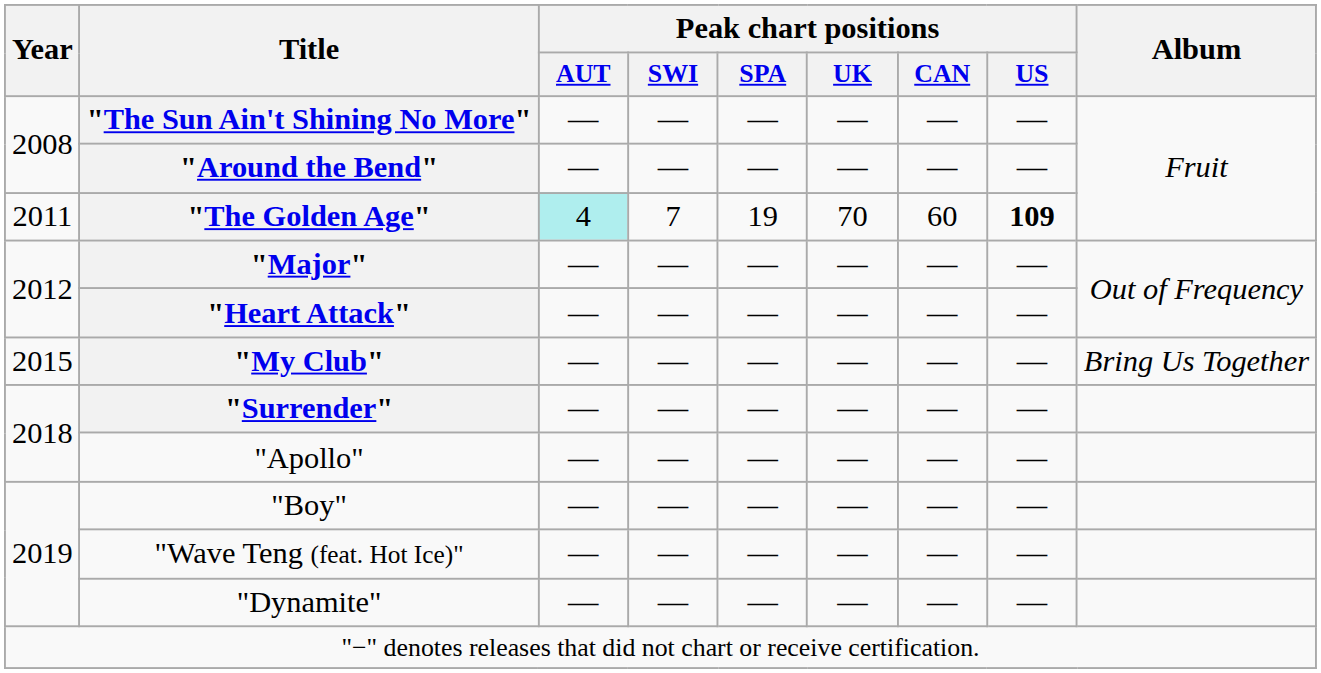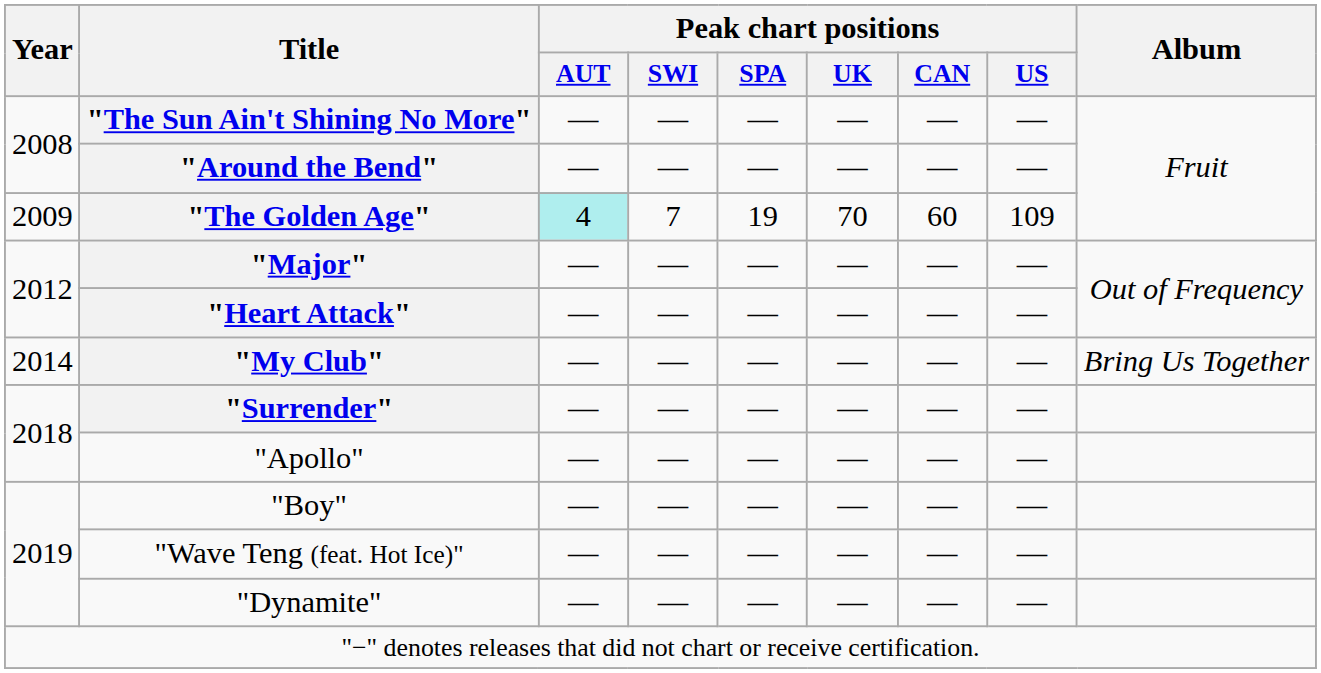(42, 215) 2011 -> (42, 215) 2009
(1032, 215) bold -> (1032, 215) normal
(42, 360) 2015 -> (42, 360) 2014
